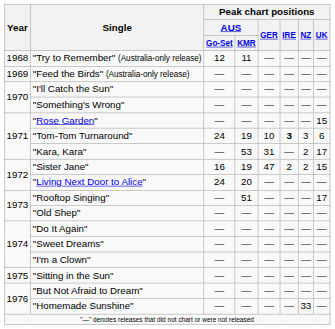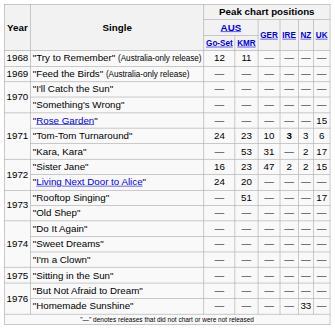(246, 136) 19 -> (246, 136) 23
(246, 167) 19 -> (246, 167) 23
